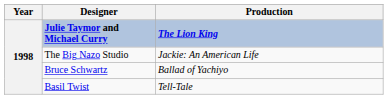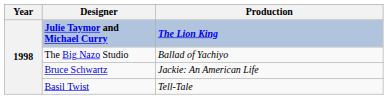(208, 54) Jackie: An American Life -> (193, 54) Ballad of Yachiyo
(193, 70) Ballad of Yachiyo -> (208, 70) Jackie: An American Life
